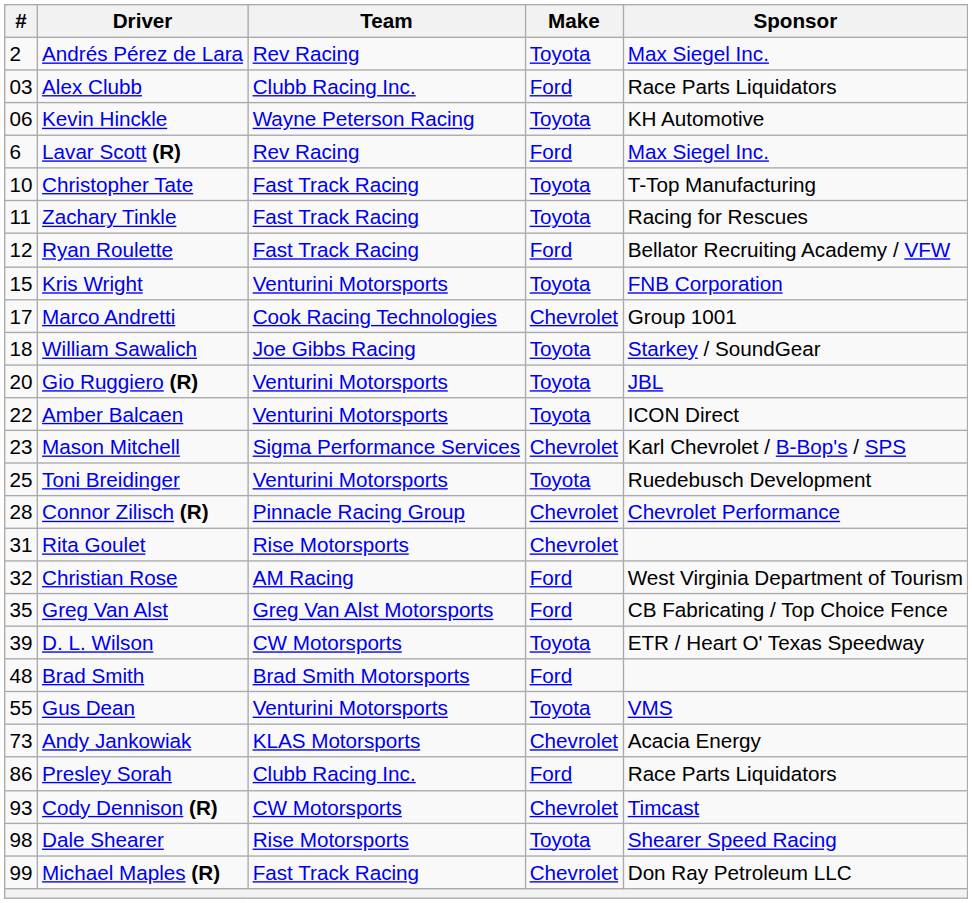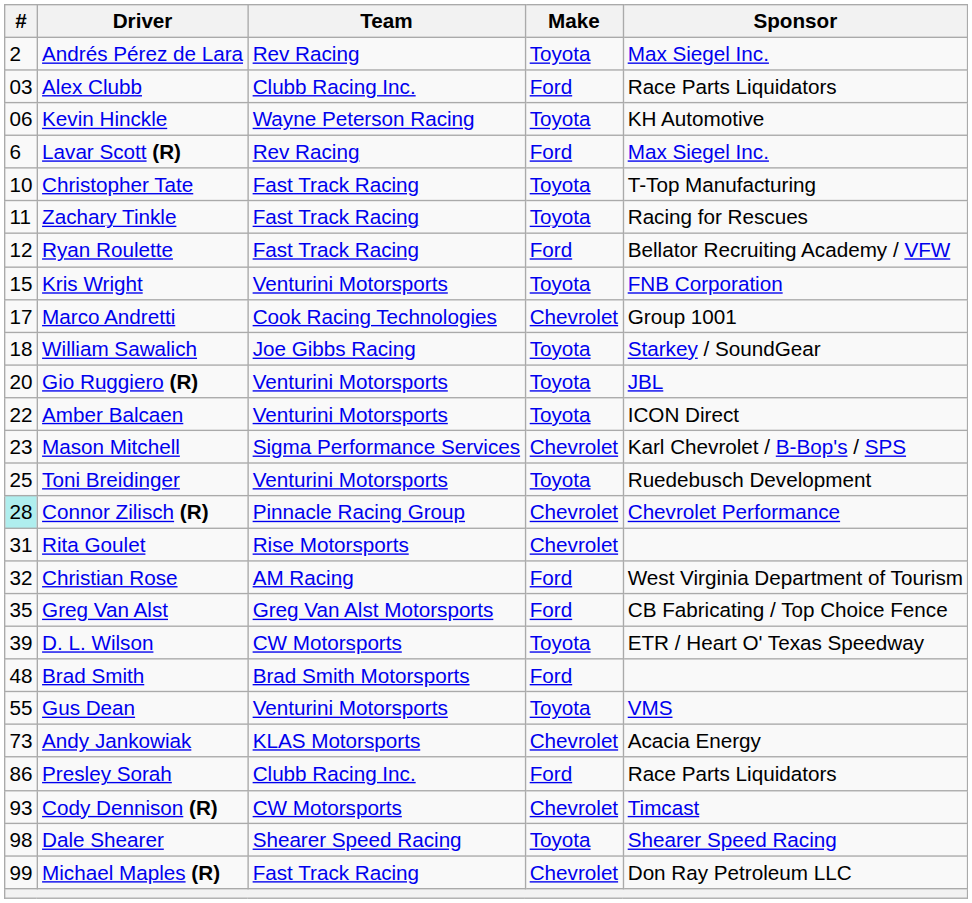(21, 512) no background -> (21, 512) paleturquoise background
(331, 839) Rise Motorsports -> (357, 839) Shearer Speed Racing
